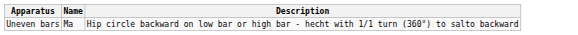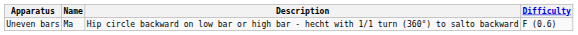+ column: (547, 11)
